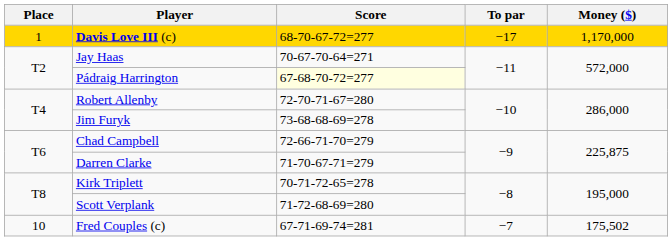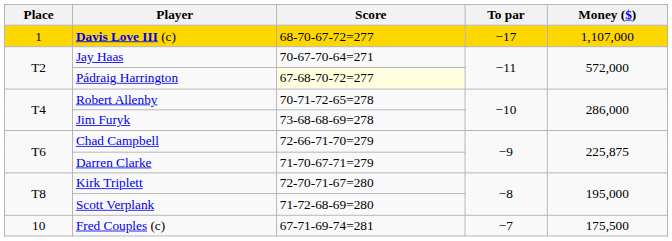(607, 36) 1,170,000 -> (607, 36) 1,107,000
(327, 99) 72-70-71-67=280 -> (327, 99) 70-71-72-65=278
(327, 183) 70-71-72-65=278 -> (327, 183) 72-70-71-67=280
(607, 225) 175,502 -> (607, 225) 175,500
